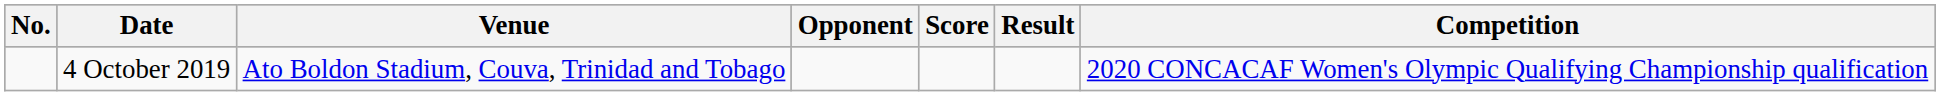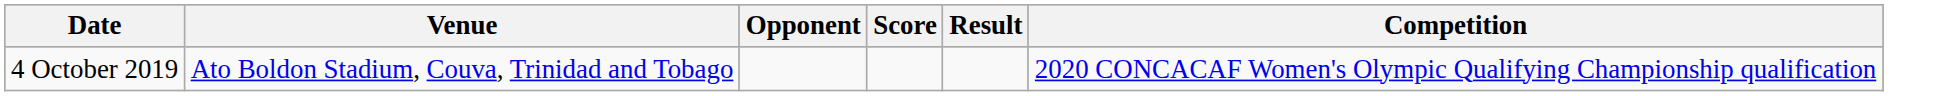- column: (31, 25)
